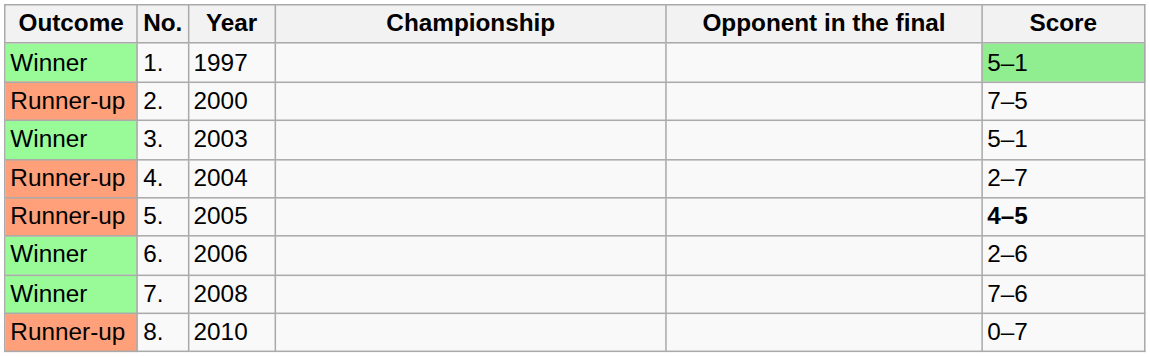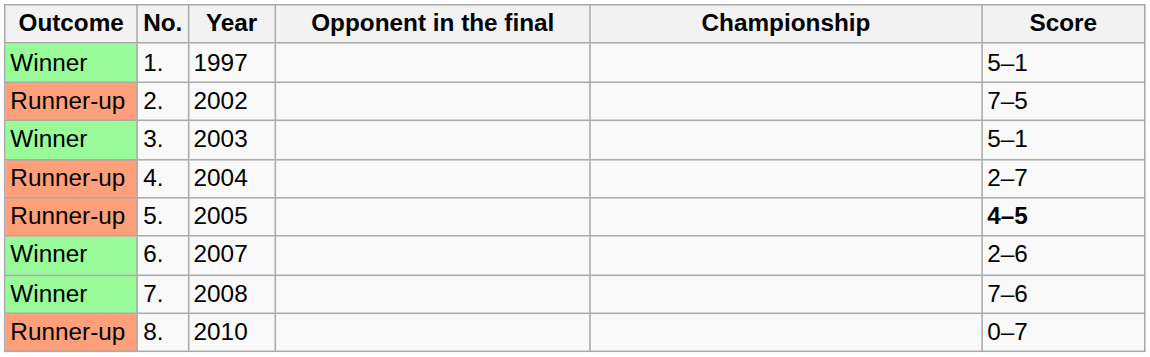columns swapped: (471, 23) <-> (824, 23)
(1007, 62) lightgreen background -> (1007, 62) no background
(221, 100) 2000 -> (221, 100) 2002
(221, 255) 2006 -> (221, 255) 2007
